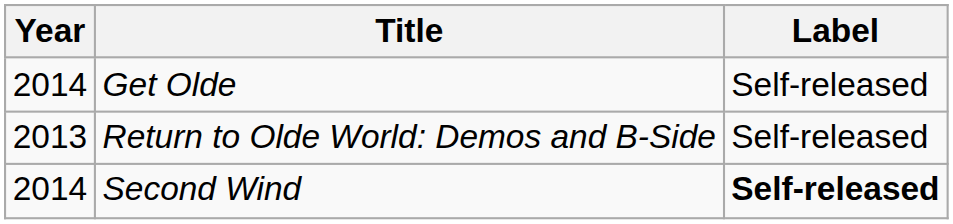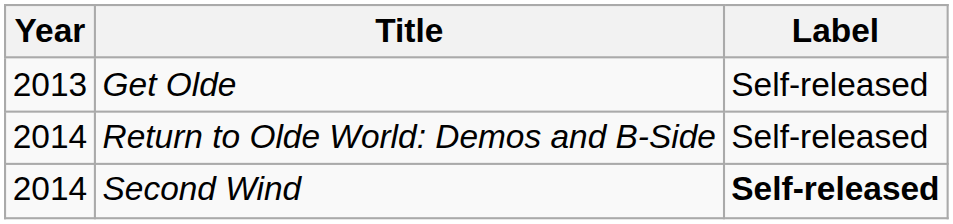(50, 84) 2014 -> (50, 84) 2013
(50, 137) 2013 -> (50, 137) 2014
